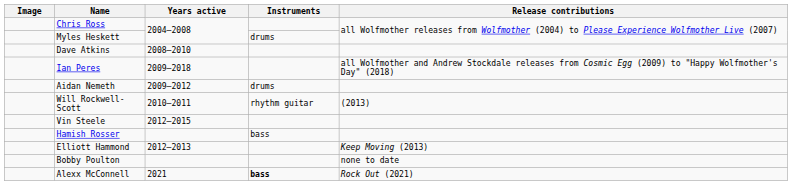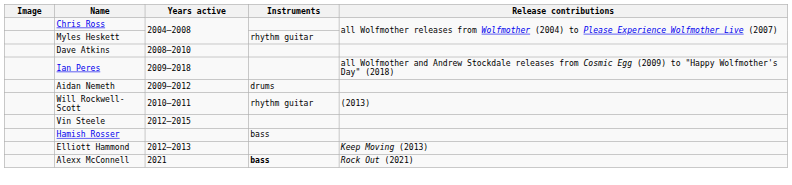(262, 37) drums -> (282, 37) rhythm guitar
- row: (88, 161)
